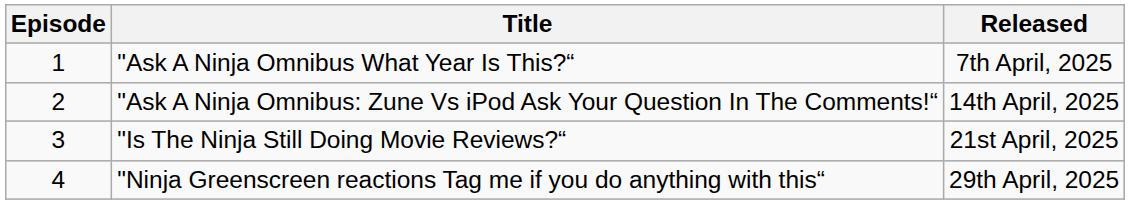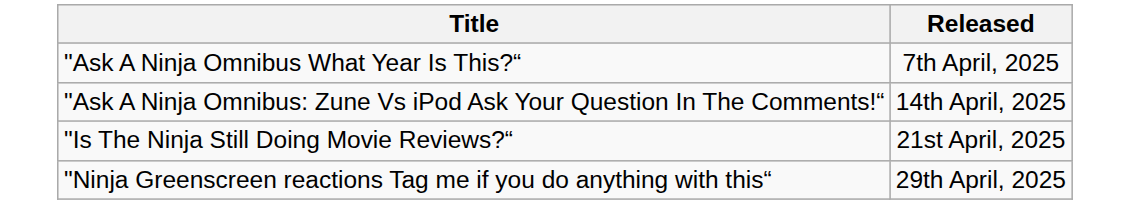- column: (58, 23)
